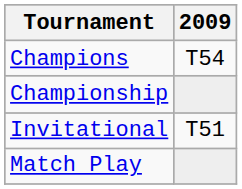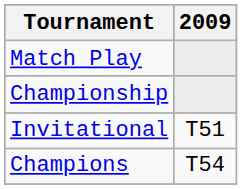rows swapped: (76, 166) <-> (69, 59)
